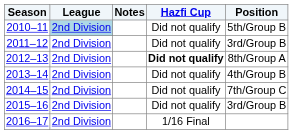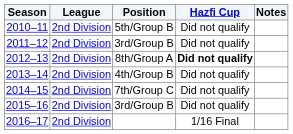columns swapped: (257, 12) <-> (130, 12)
(81, 27) lightblue background -> (81, 27) no background
